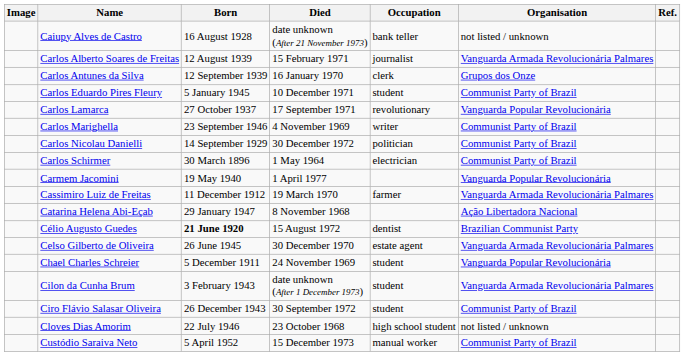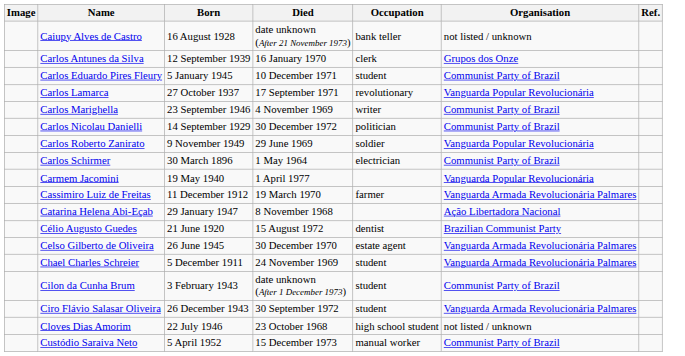- row: (110, 59)
+ row: (92, 144)
(214, 229) bold -> (196, 229) normal
(536, 263) Vanguarda Popular Revolucionária -> (540, 263) Vanguarda Armada Revolucionária Palmares
(557, 286) Vanguarda Armada Revolucionária Palmares -> (502, 286) Communist Party of Brazil
(519, 309) Communist Party of Brazil -> (540, 309) Vanguarda Armada Revolucionária Palmares
